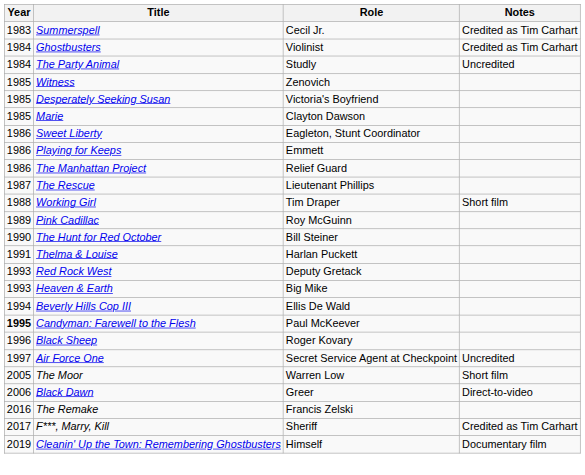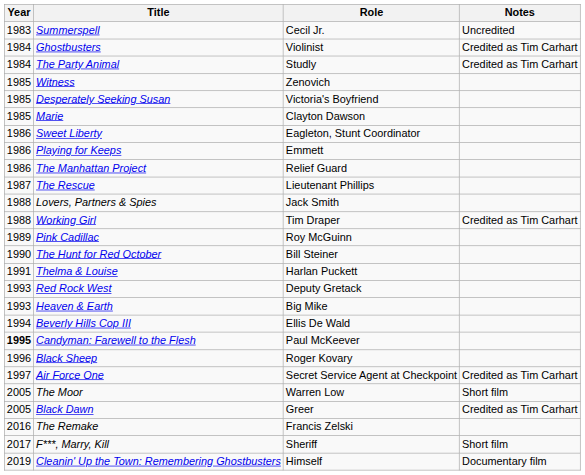(520, 30) Credited as Tim Carhart -> (488, 30) Uncredited
(488, 64) Uncredited -> (520, 64) Credited as Tim Carhart
+ row: (96, 202)
(485, 202) Short film -> (520, 220) Credited as Tim Carhart
(488, 358) Uncredited -> (520, 375) Credited as Tim Carhart
(19, 392) 2006 -> (19, 409) 2005
(497, 392) Direct-to-video -> (520, 409) Credited as Tim Carhart
(520, 427) Credited as Tim Carhart -> (485, 444) Short film
